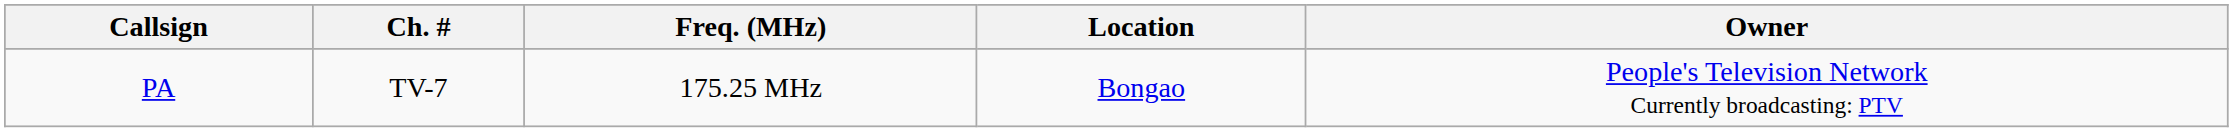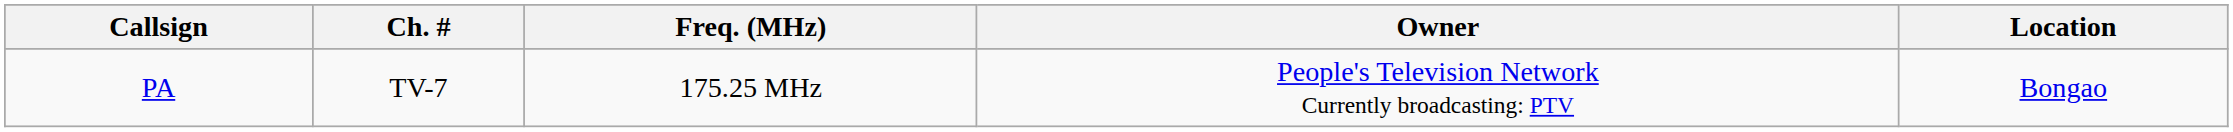columns swapped: (1141, 26) <-> (1767, 26)
